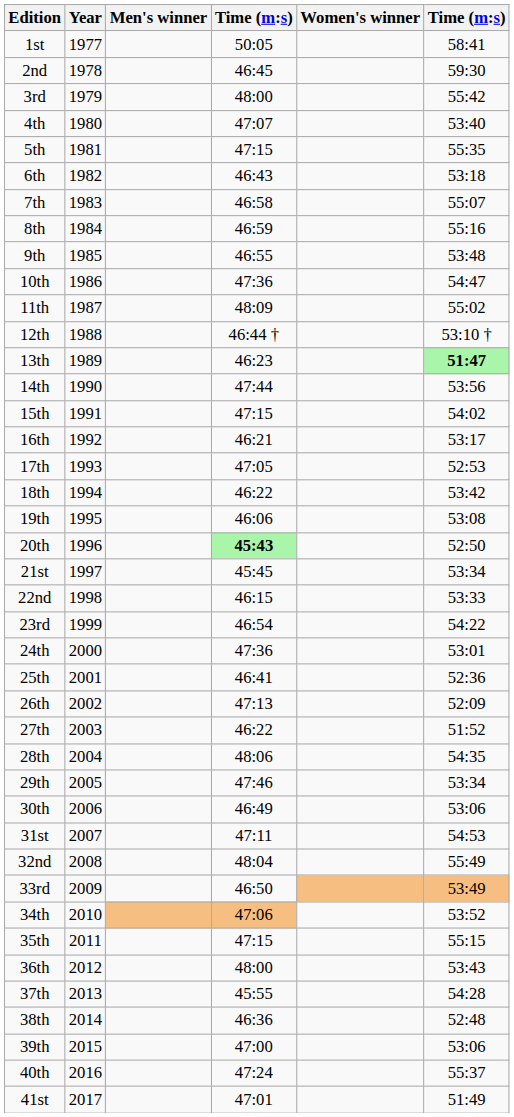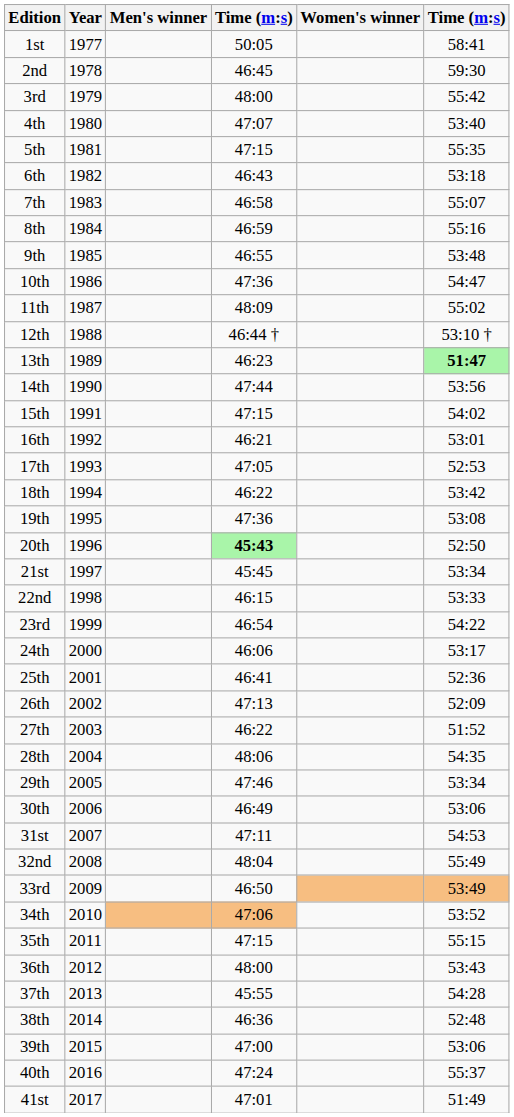(467, 439) 53:17 -> (467, 439) 53:01
(254, 519) 46:06 -> (254, 519) 47:36
(254, 651) 47:36 -> (254, 651) 46:06
(467, 651) 53:01 -> (467, 651) 53:17
